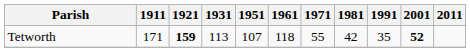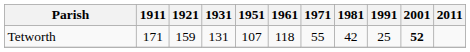(185, 36) bold -> (185, 36) normal
(219, 36) 113 -> (219, 36) 131
(384, 36) 35 -> (384, 36) 25
